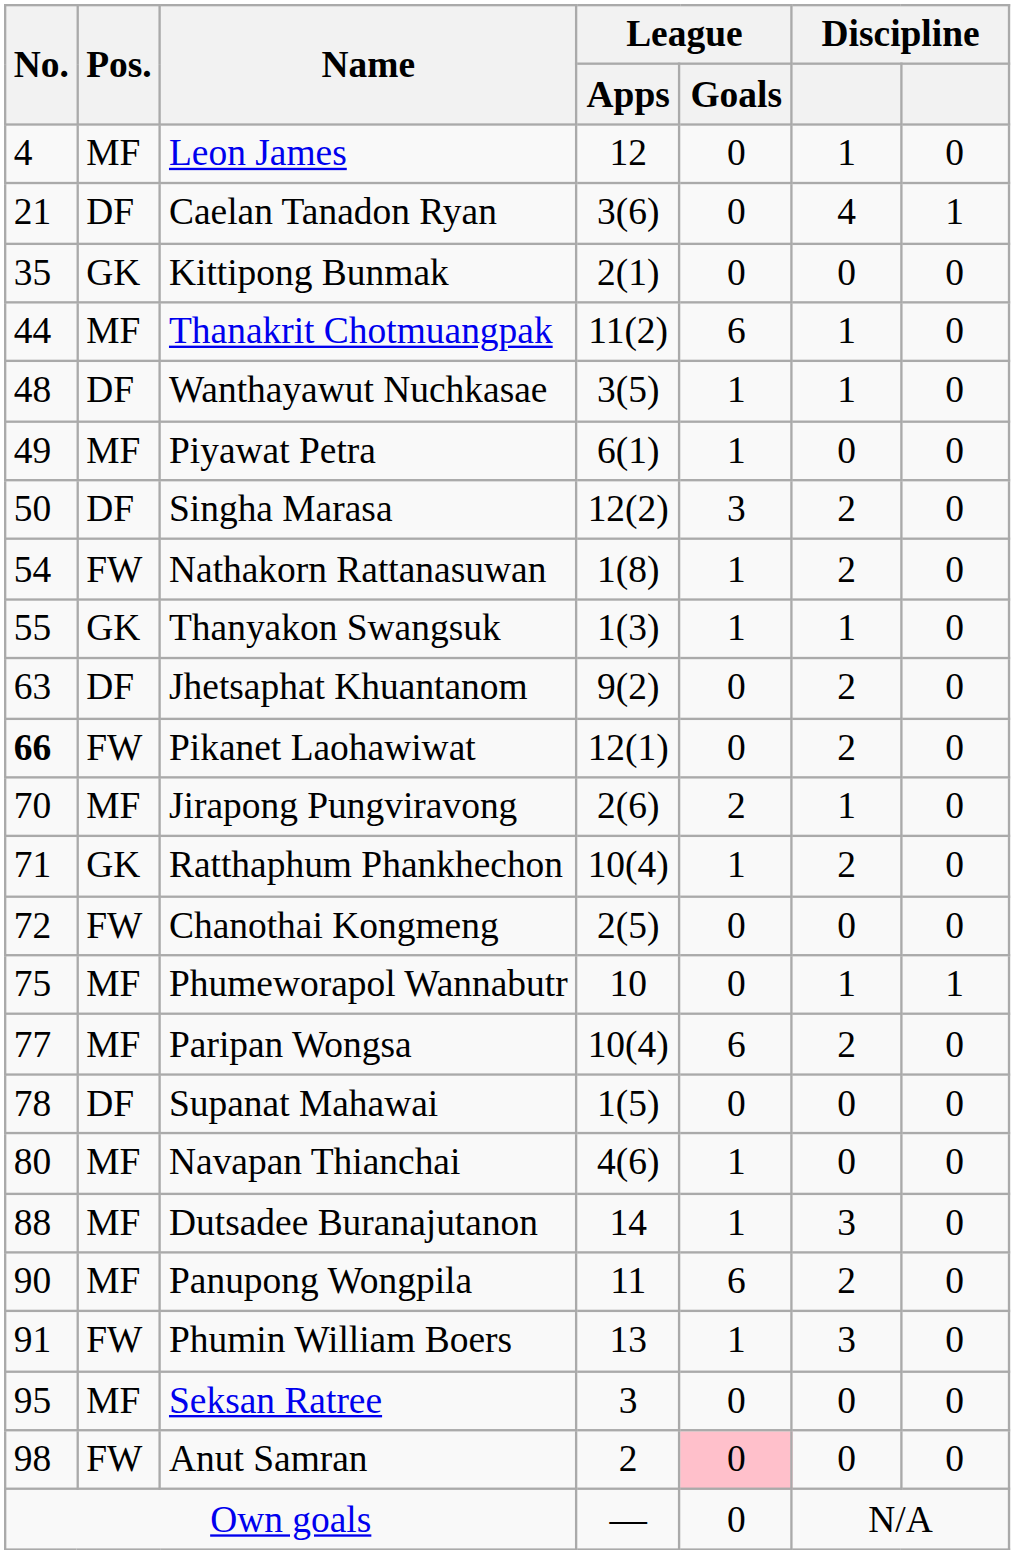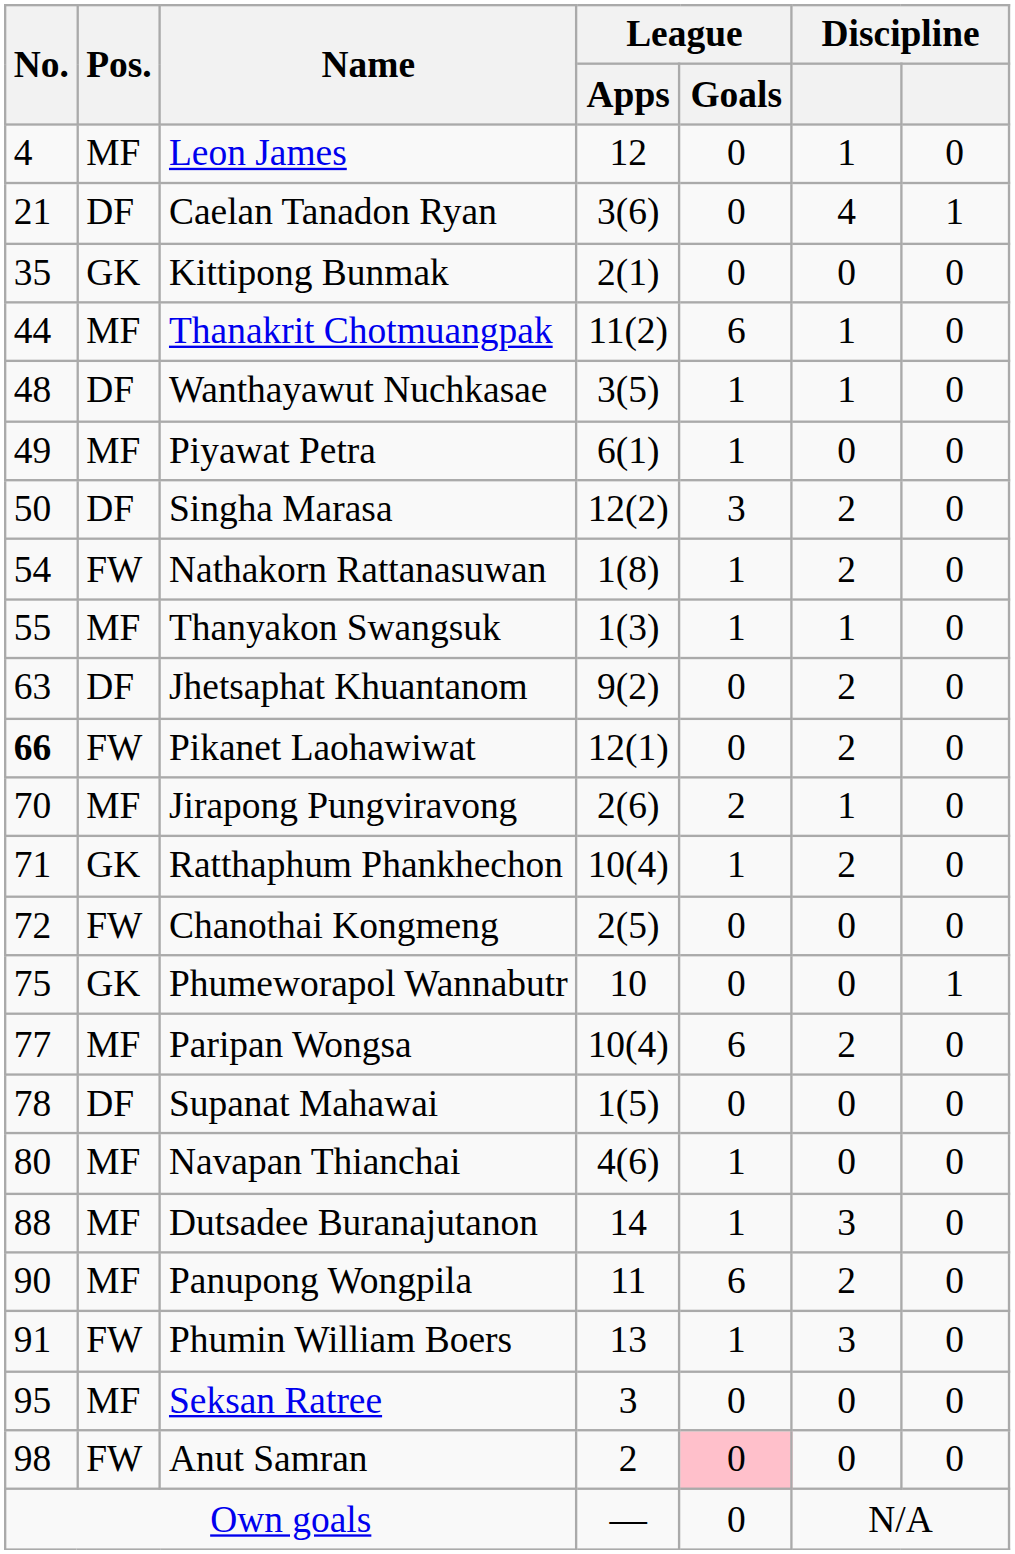(113, 627) GK -> (113, 627) MF
(113, 984) MF -> (113, 984) GK
(847, 984) 1 -> (847, 984) 0
